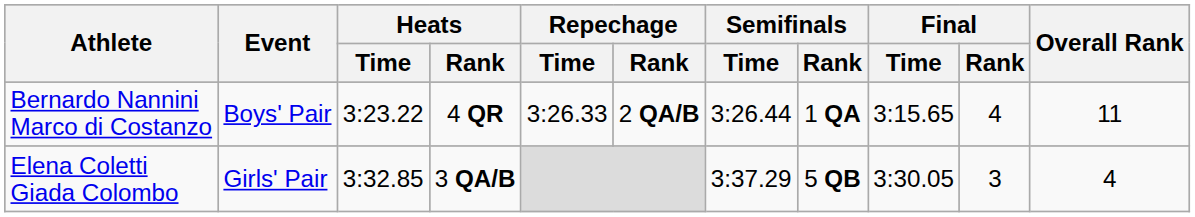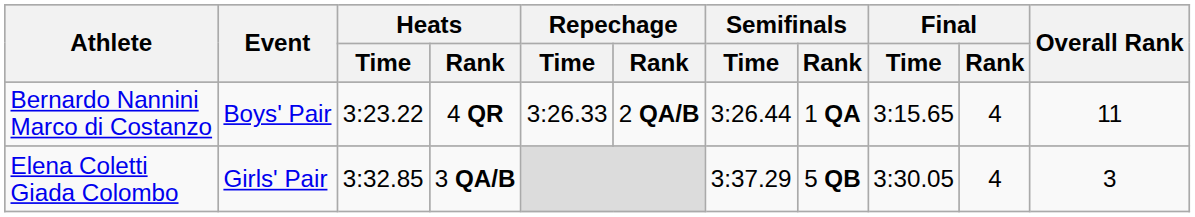(995, 179) 3 -> (995, 179) 4
(1110, 179) 4 -> (1110, 179) 3
